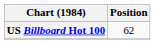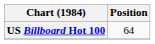(129, 30) 62 -> (129, 30) 64
